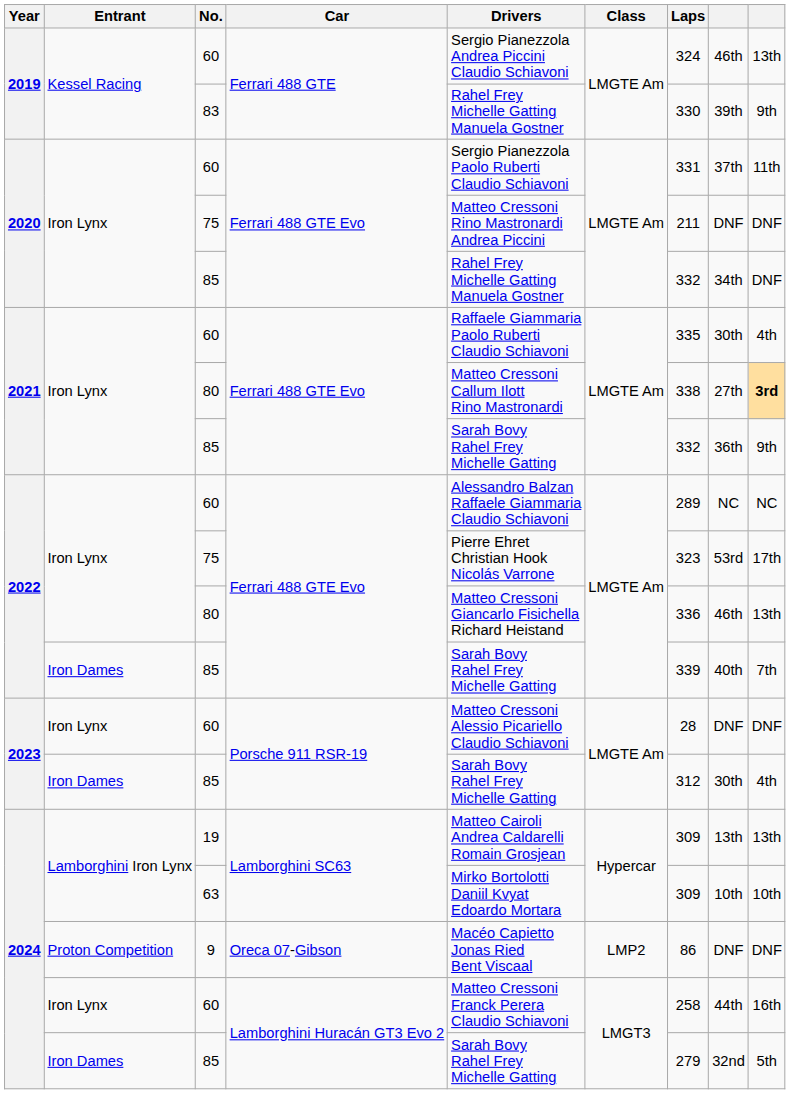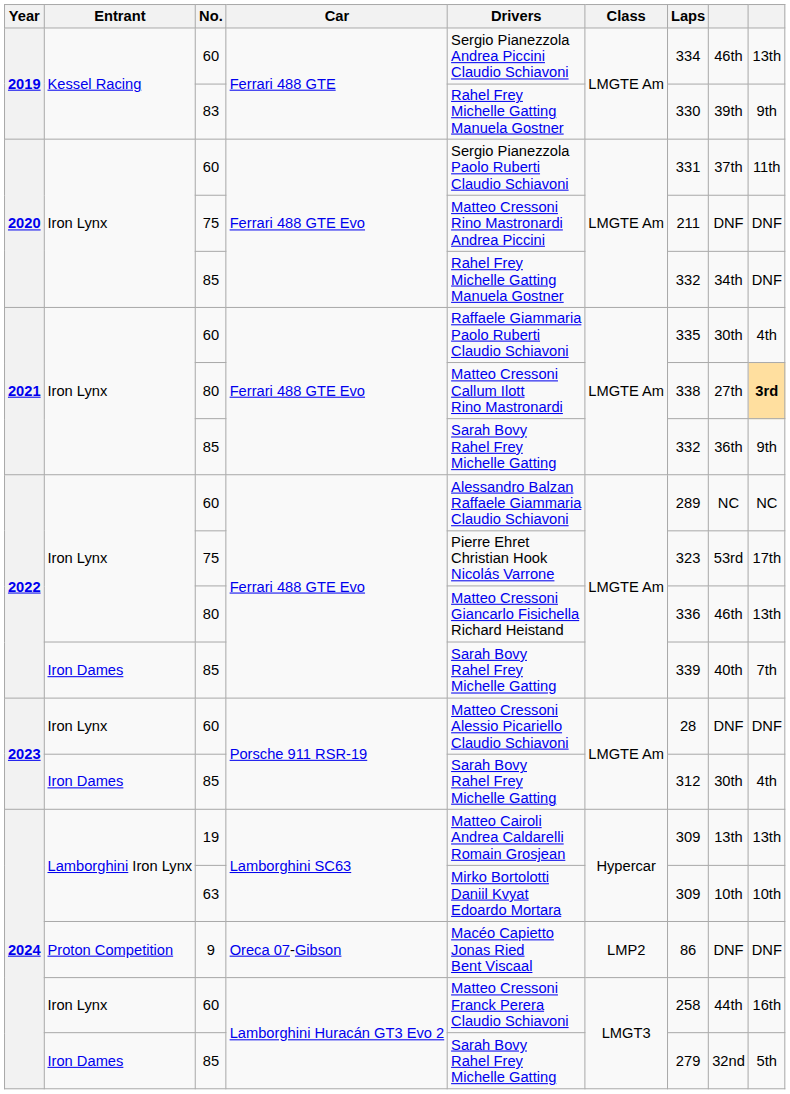(688, 56) 324 -> (688, 56) 334
